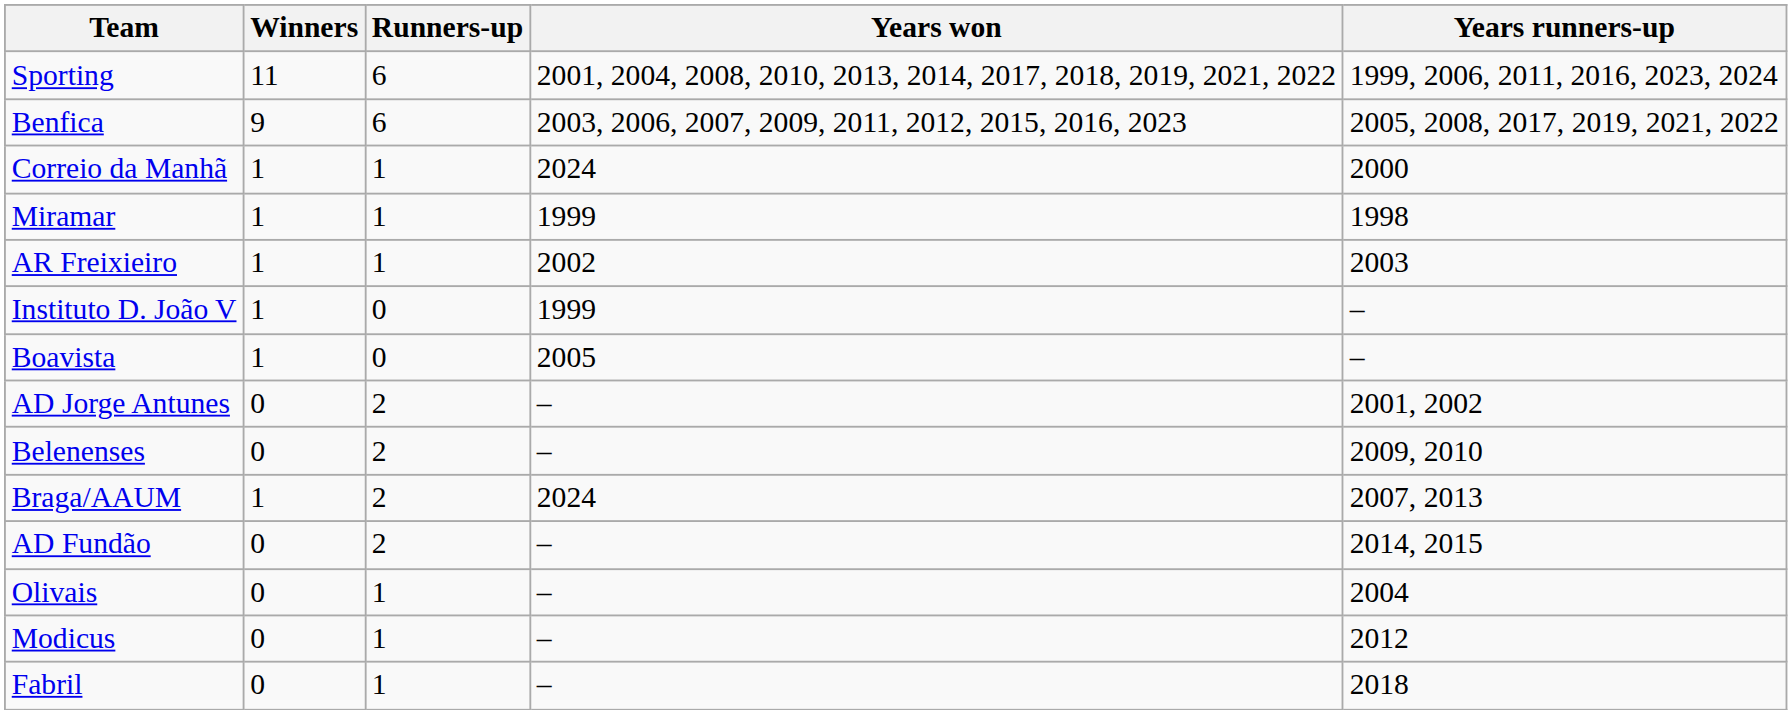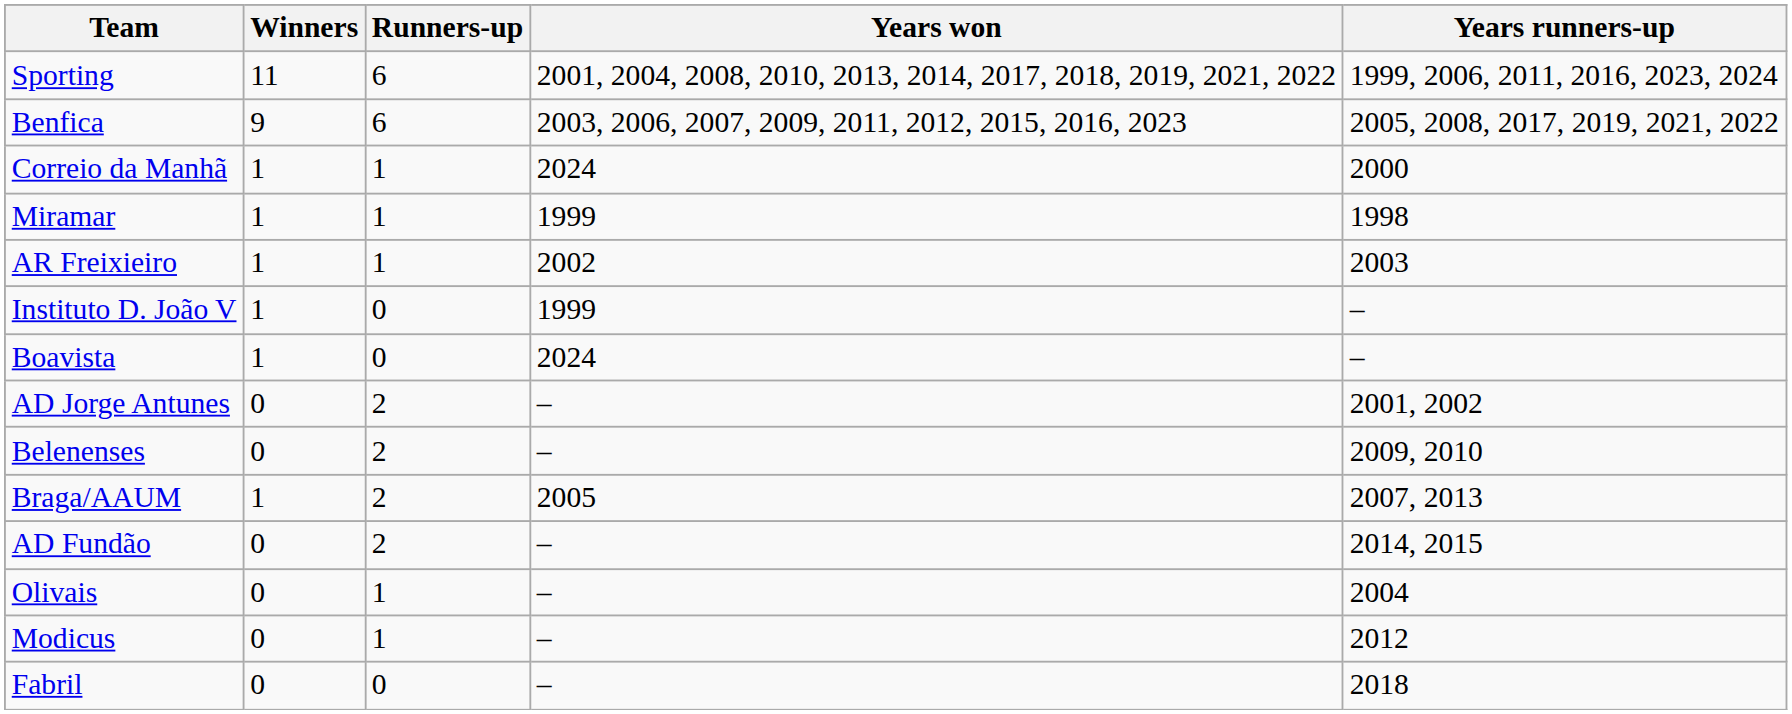(566, 356) 2005 -> (566, 356) 2024
(566, 497) 2024 -> (566, 497) 2005
(379, 685) 1 -> (379, 685) 0
